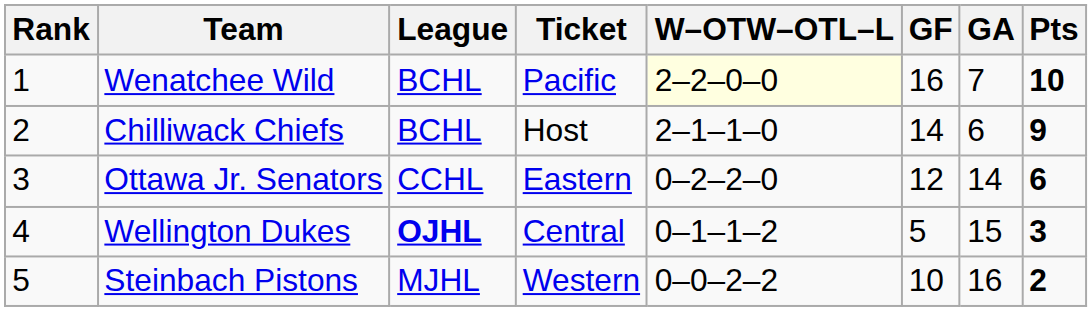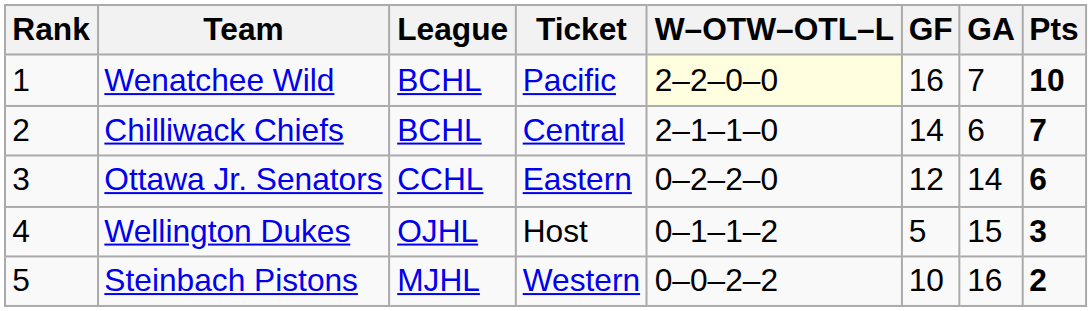(555, 130) Host -> (574, 130) Central
(1038, 130) 9 -> (1038, 130) 7
(439, 230) bold -> (438, 230) normal
(574, 230) Central -> (555, 230) Host
